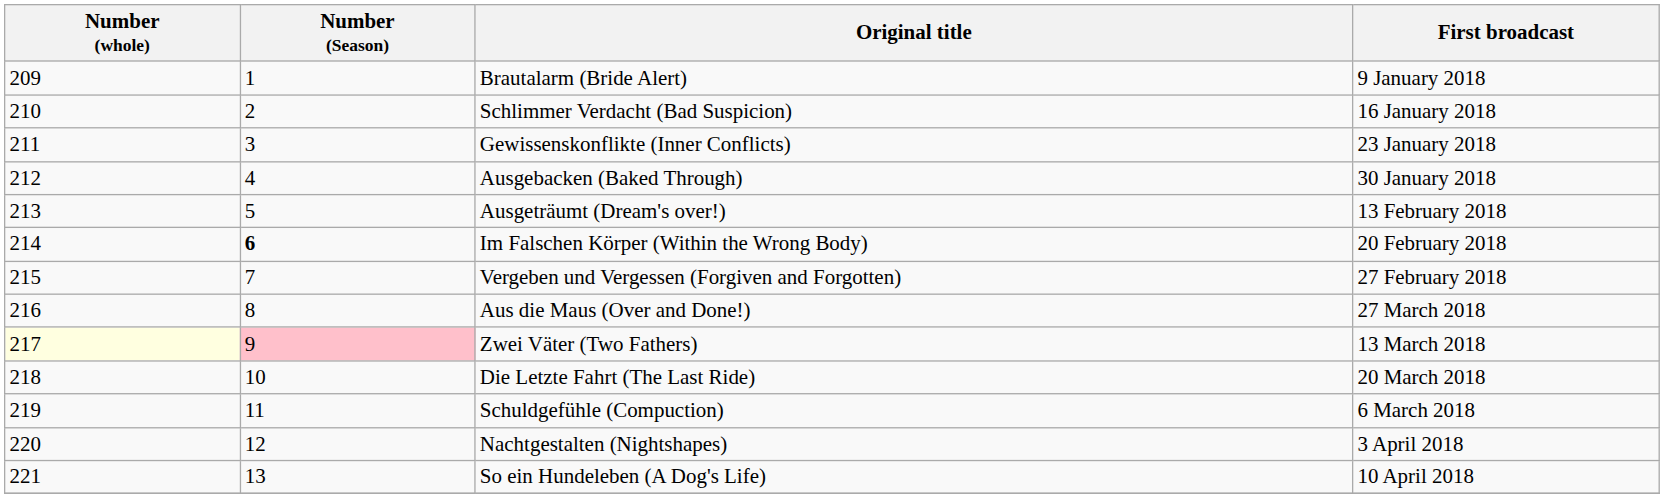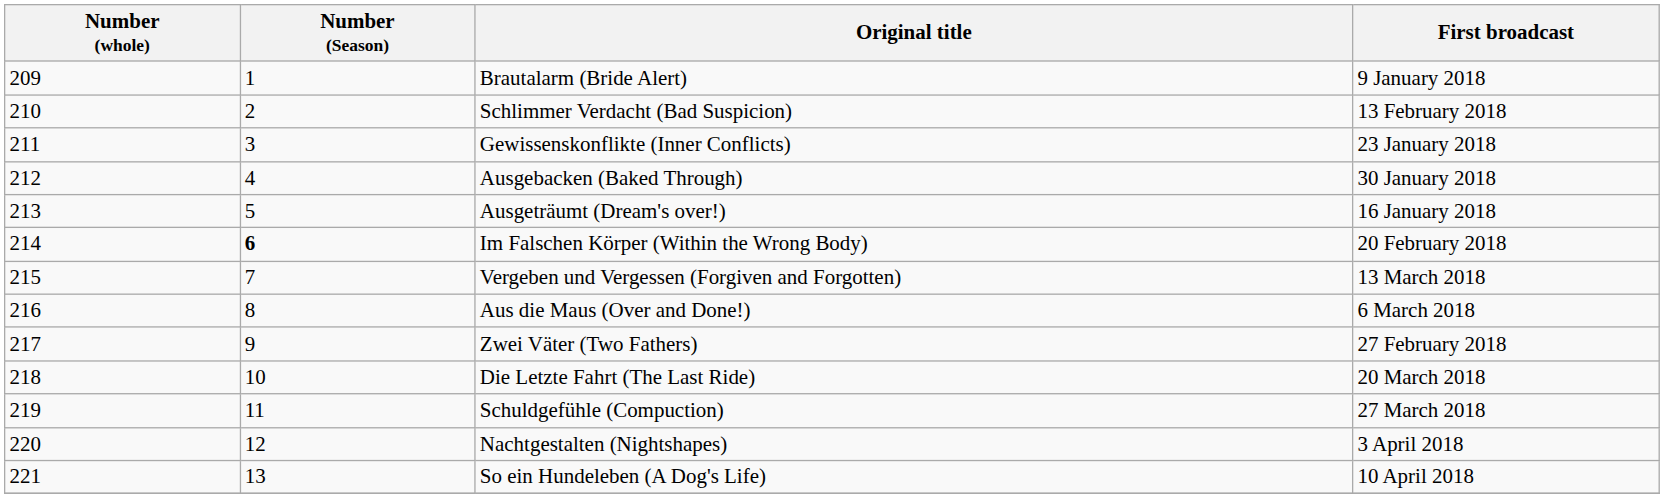(1427, 111) 16 January 2018 -> (1432, 111) 13 February 2018
(1432, 210) 13 February 2018 -> (1427, 210) 16 January 2018
(1432, 277) 27 February 2018 -> (1421, 277) 13 March 2018
(1421, 310) 27 March 2018 -> (1416, 310) 6 March 2018
(25, 343) lightyellow background -> (25, 343) no background
(250, 343) pink background -> (250, 343) no background
(1421, 343) 13 March 2018 -> (1432, 343) 27 February 2018
(1416, 410) 6 March 2018 -> (1421, 410) 27 March 2018
